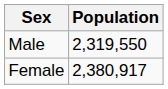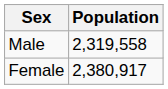(110, 44) 2,319,550 -> (110, 44) 2,319,558
